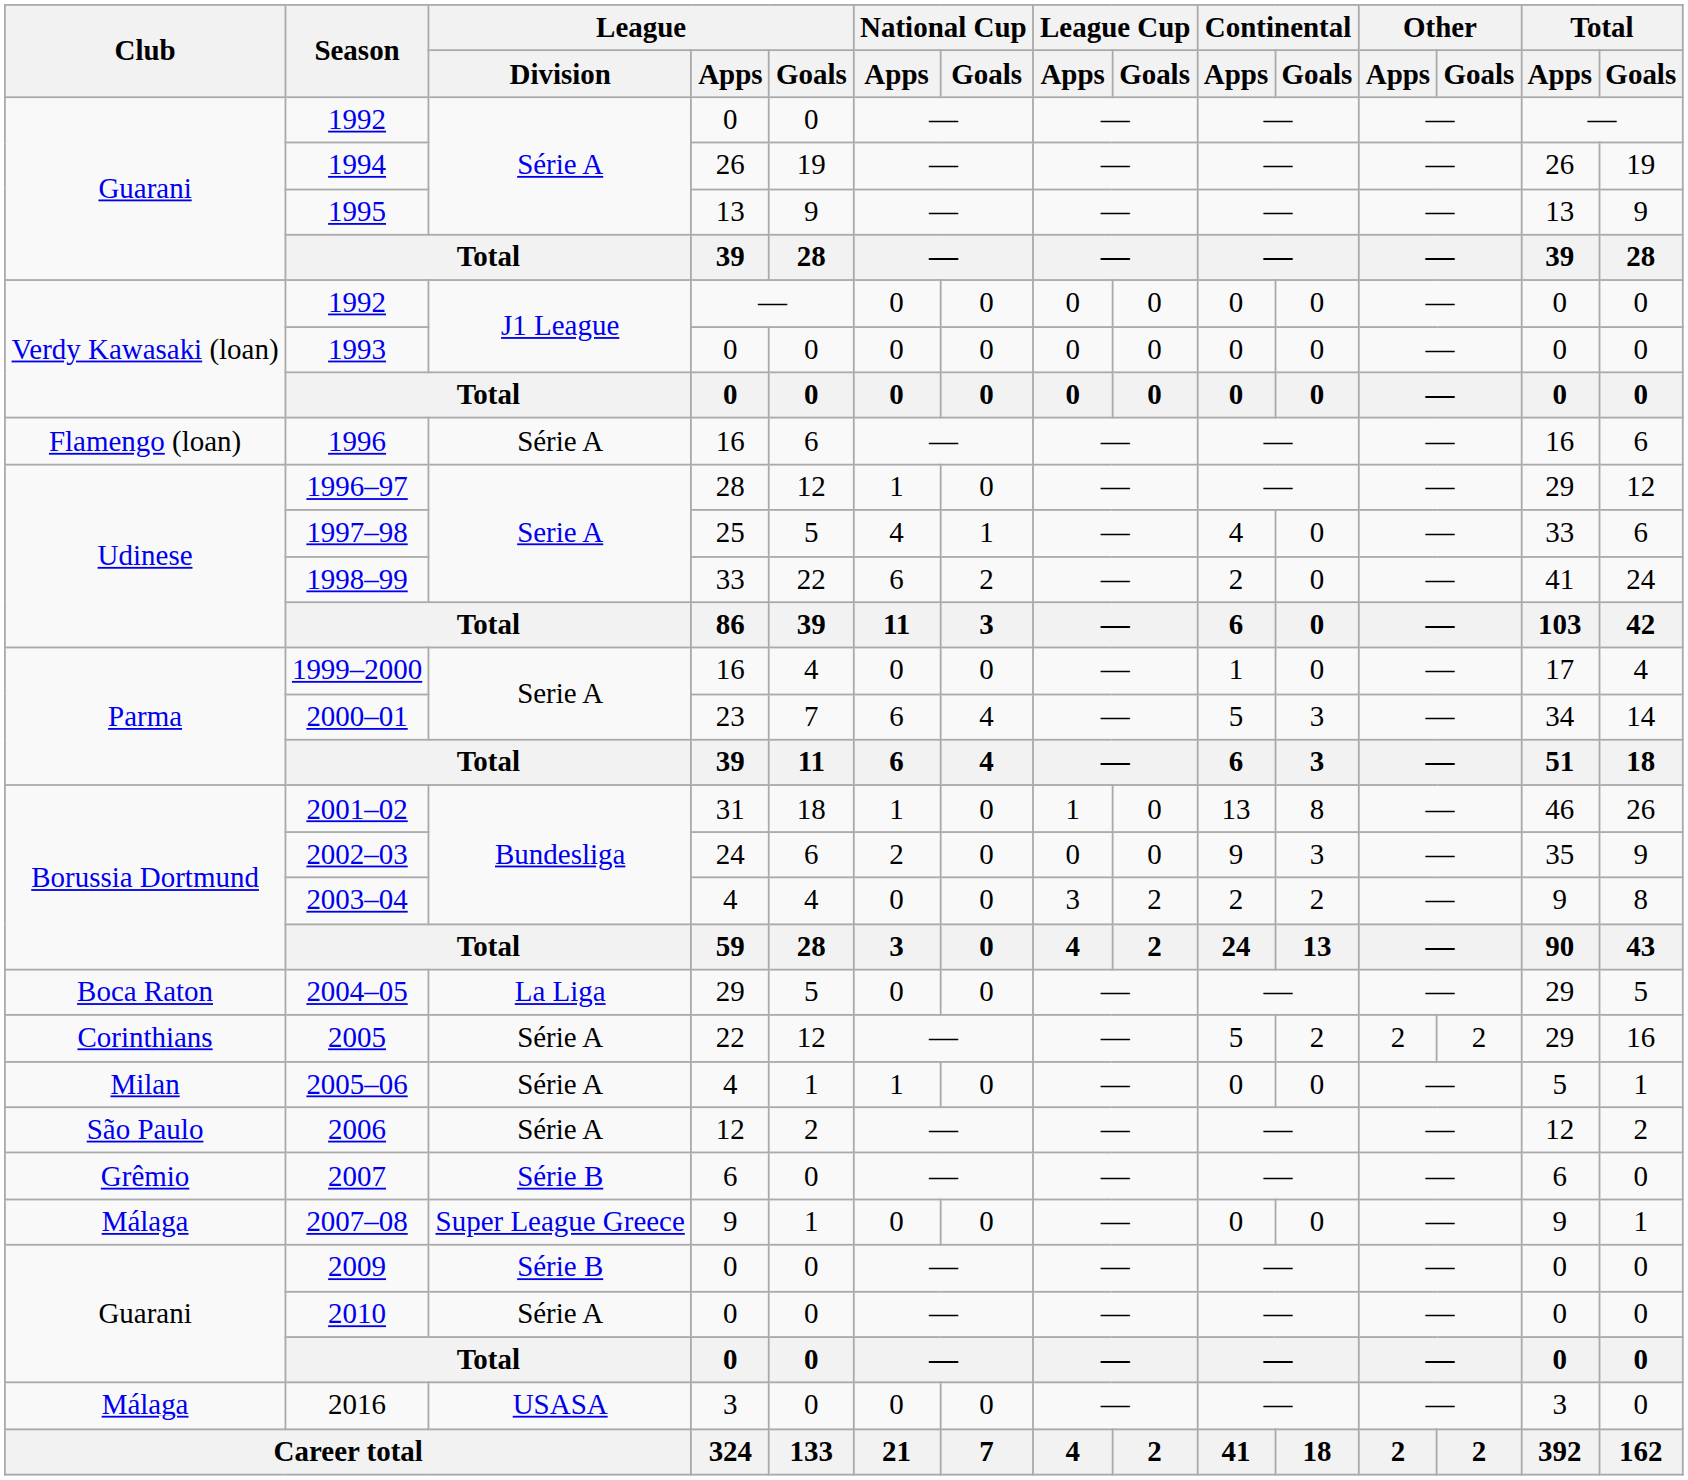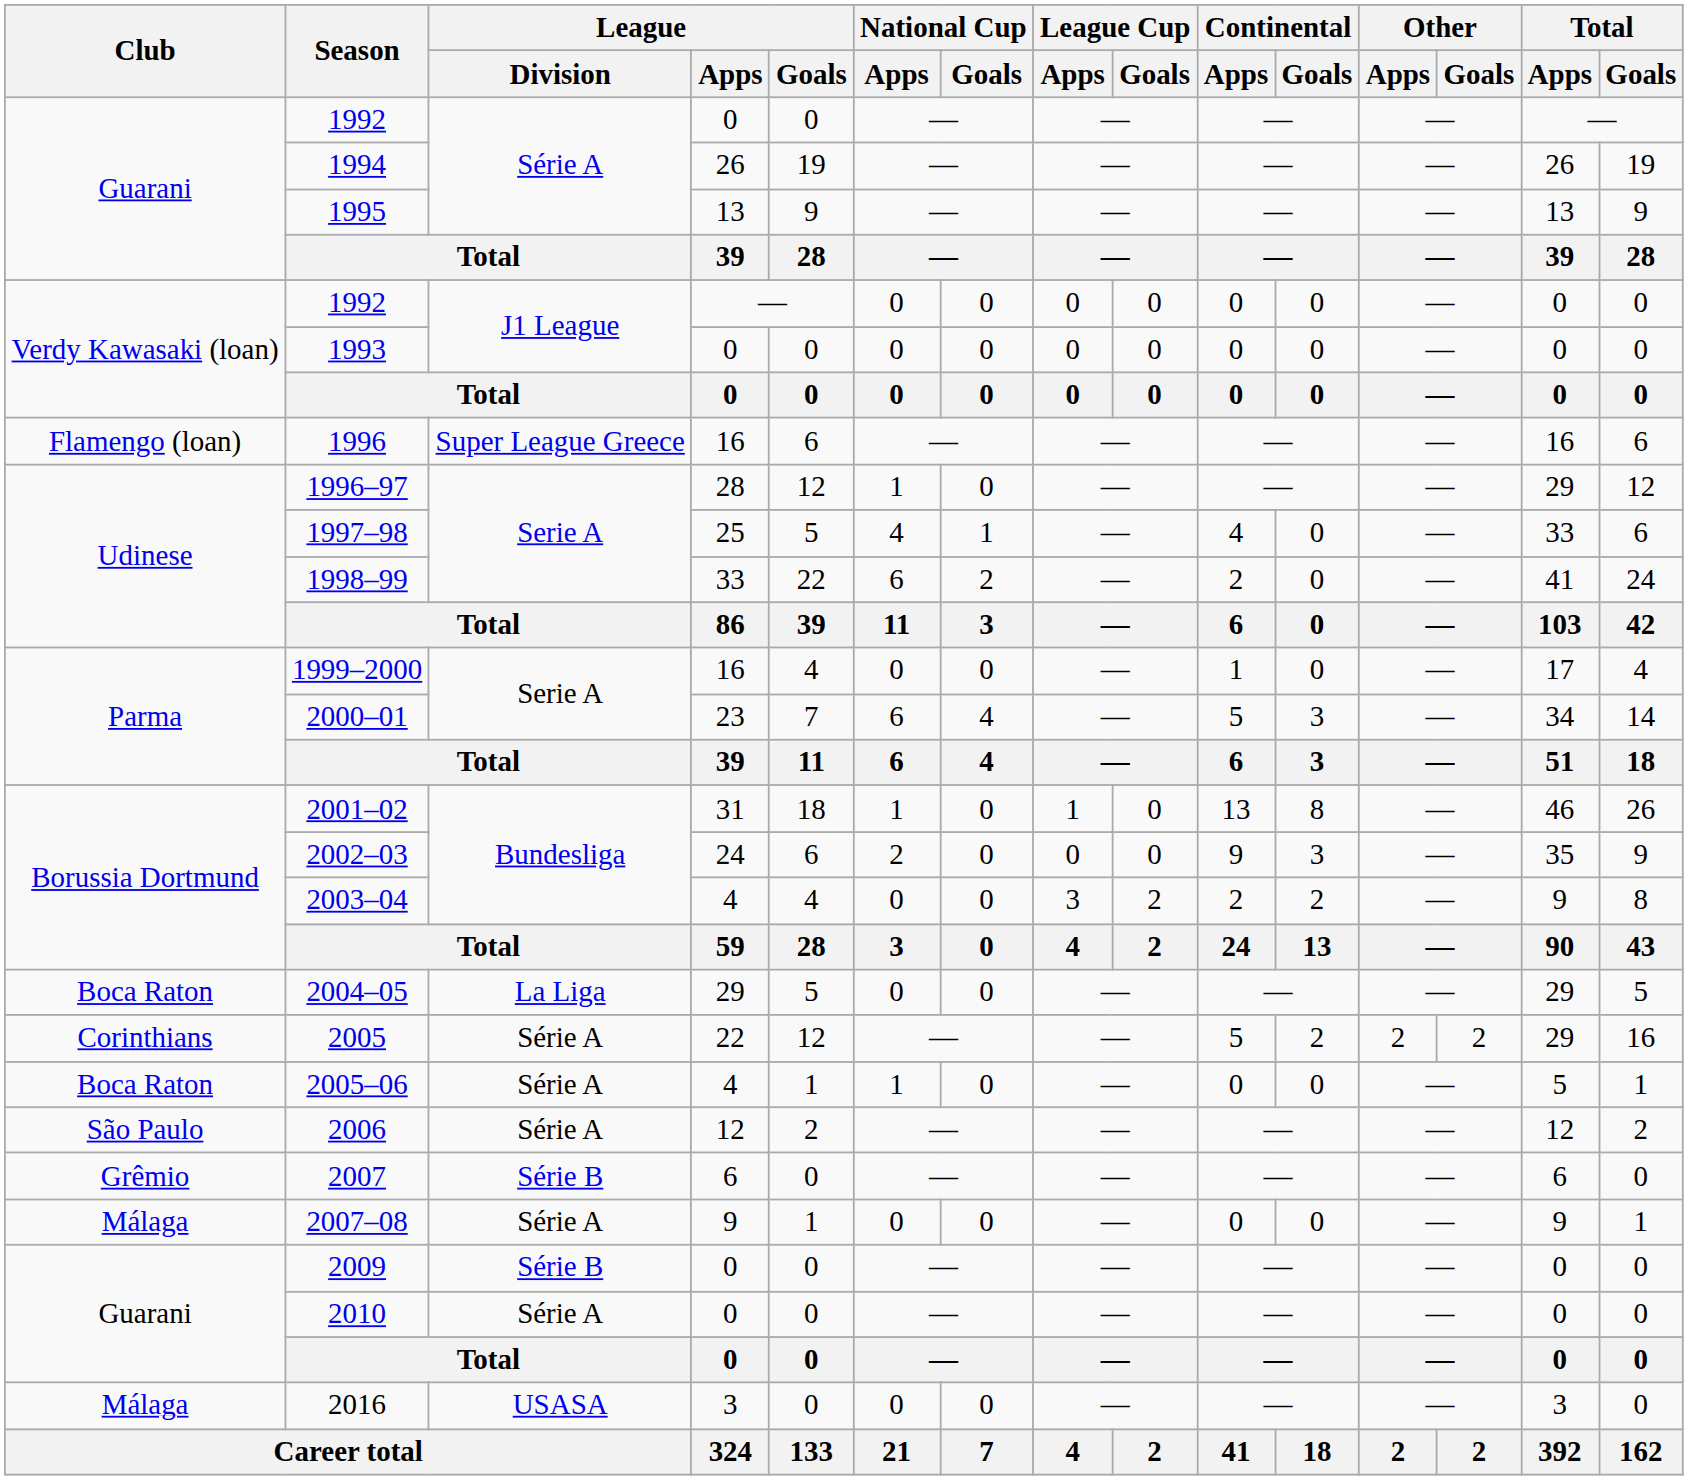(560, 440) Série A -> (560, 440) Super League Greece
(145, 1083) Milan -> (145, 1083) Boca Raton
(560, 1221) Super League Greece -> (560, 1221) Série A
